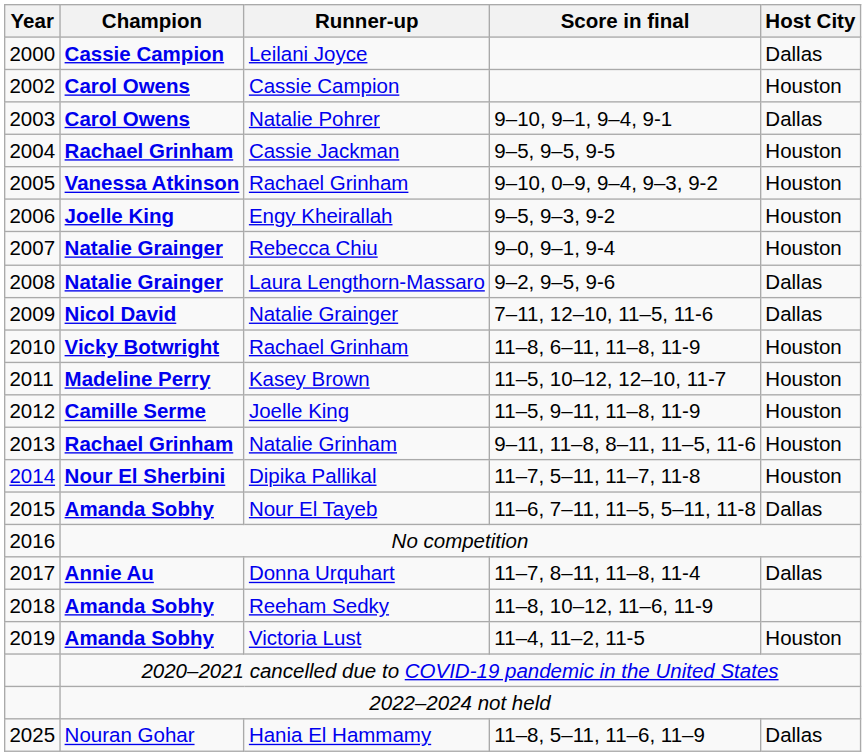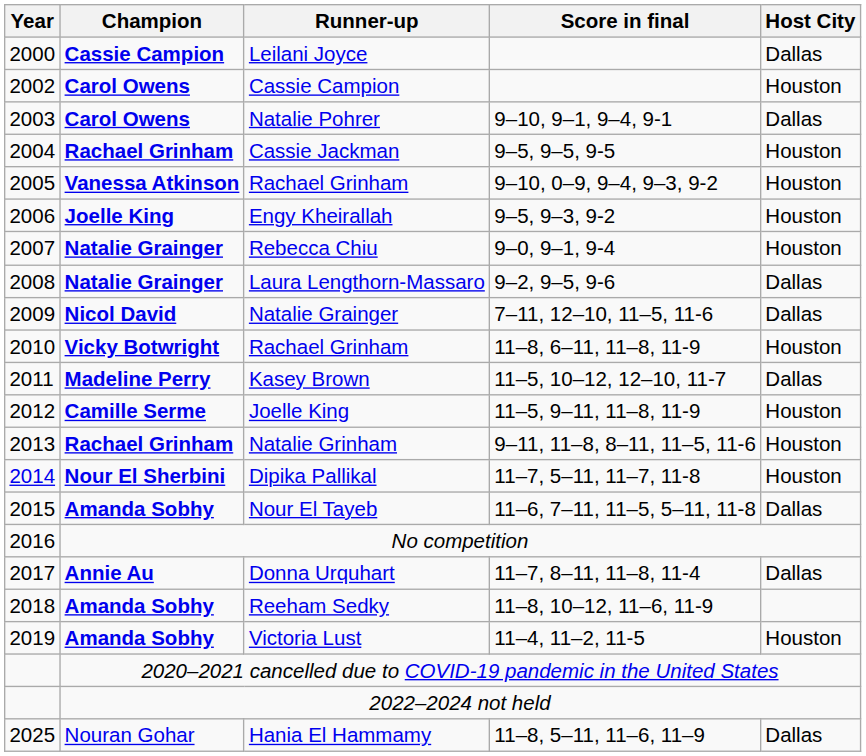(804, 378) Houston -> (794, 378) Dallas
